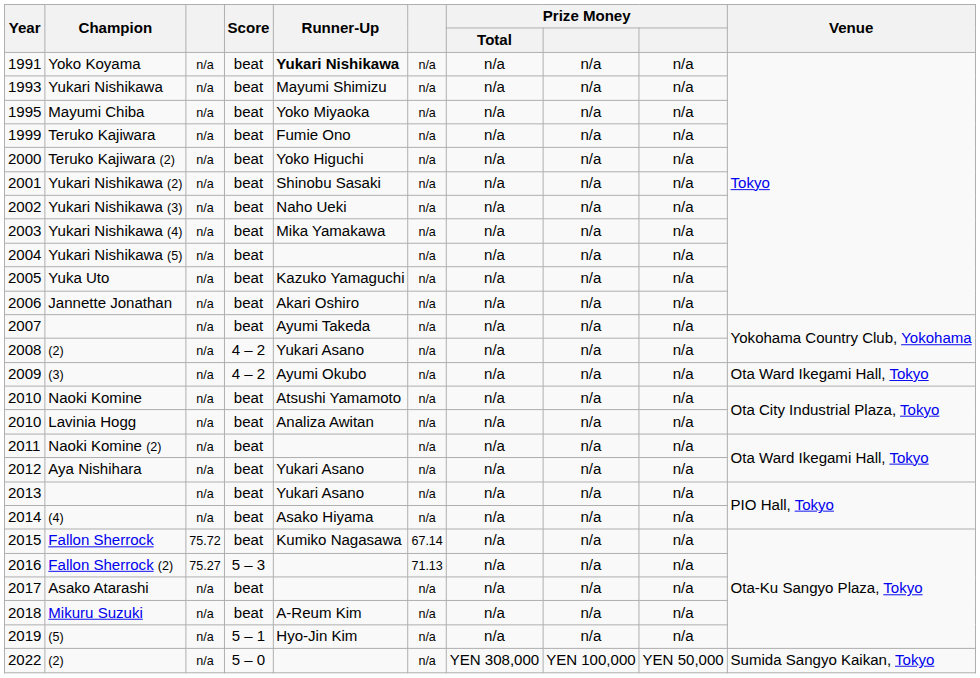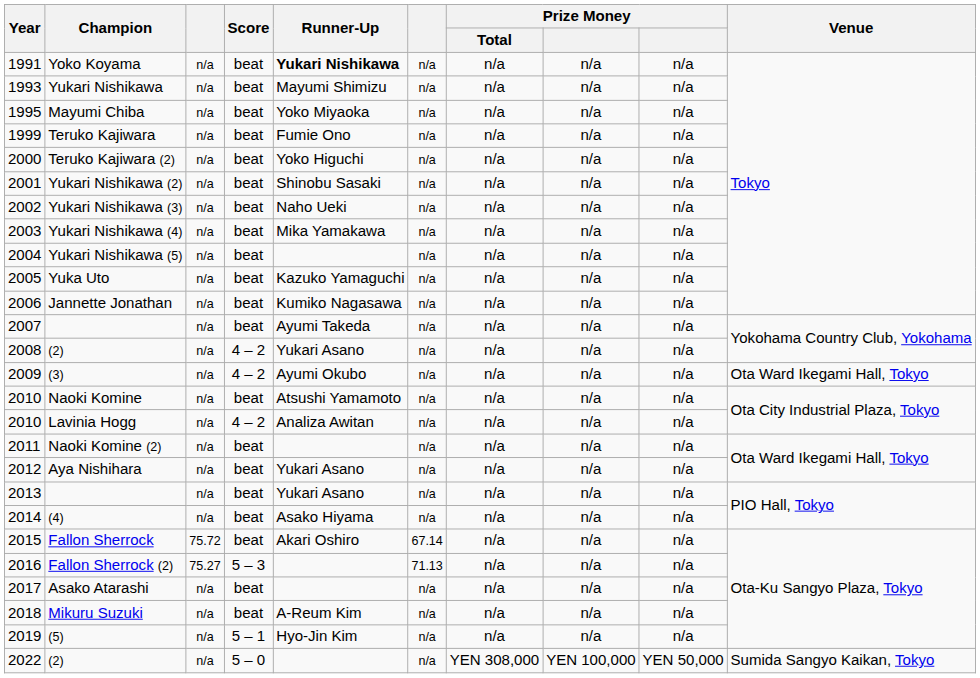(318, 302) Akari Oshiro -> (339, 302) Kumiko Nagasawa
(248, 421) beat -> (248, 421) 4 – 2
(339, 541) Kumiko Nagasawa -> (318, 541) Akari Oshiro
